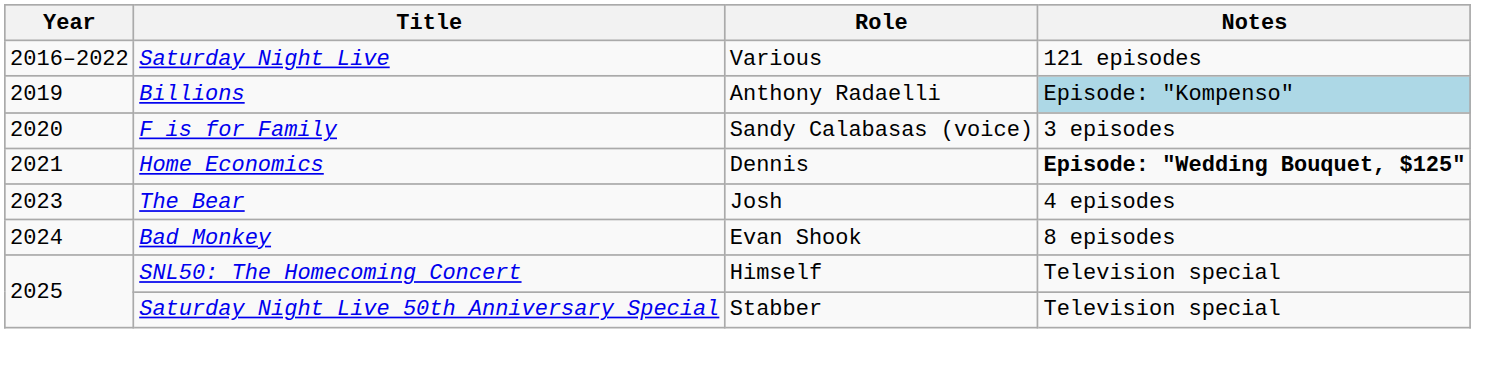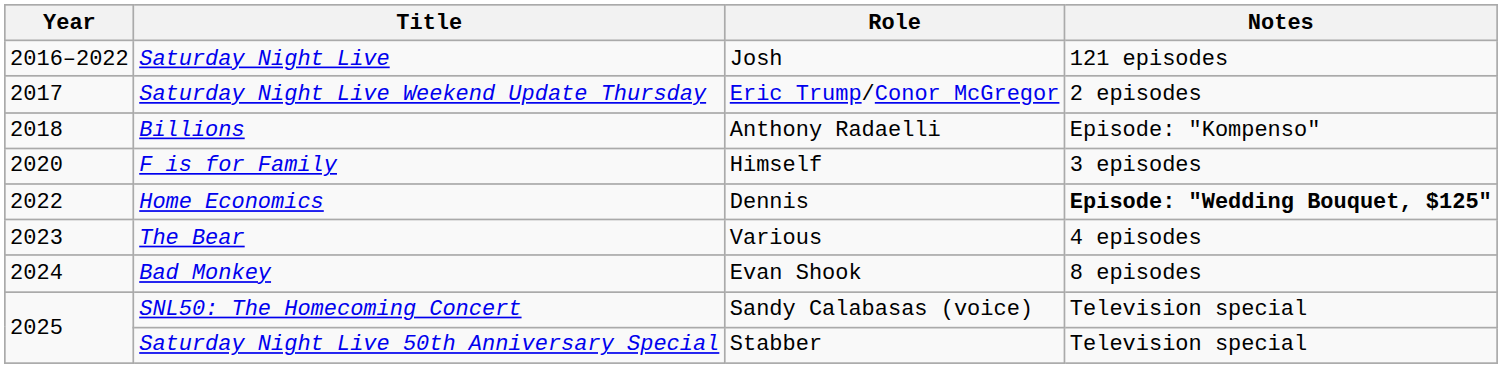(776, 59) Various -> (756, 59) Josh
+ row: (423, 94)
(36, 94) 2019 -> (36, 130) 2018
(1169, 94) lightblue background -> (1195, 130) no background
(881, 130) Sandy Calabasas (voice) -> (776, 166) Himself
(36, 166) 2021 -> (36, 202) 2022
(756, 202) Josh -> (776, 238) Various
(776, 273) Himself -> (881, 309) Sandy Calabasas (voice)
